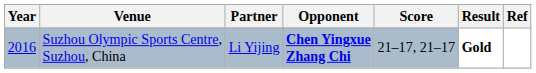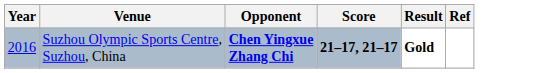- column: (254, 16)
(416, 48) normal -> (359, 48) bold
